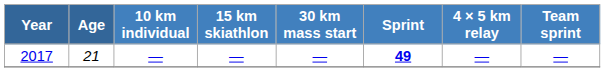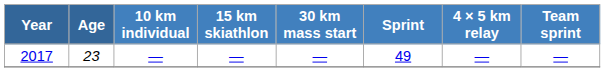(91, 56) 21 -> (91, 56) 23
(403, 56) bold -> (403, 56) normal
